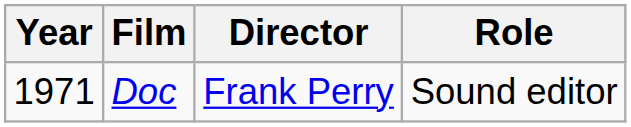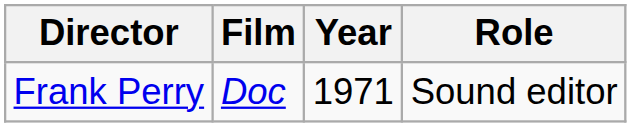columns swapped: (54, 33) <-> (299, 33)
